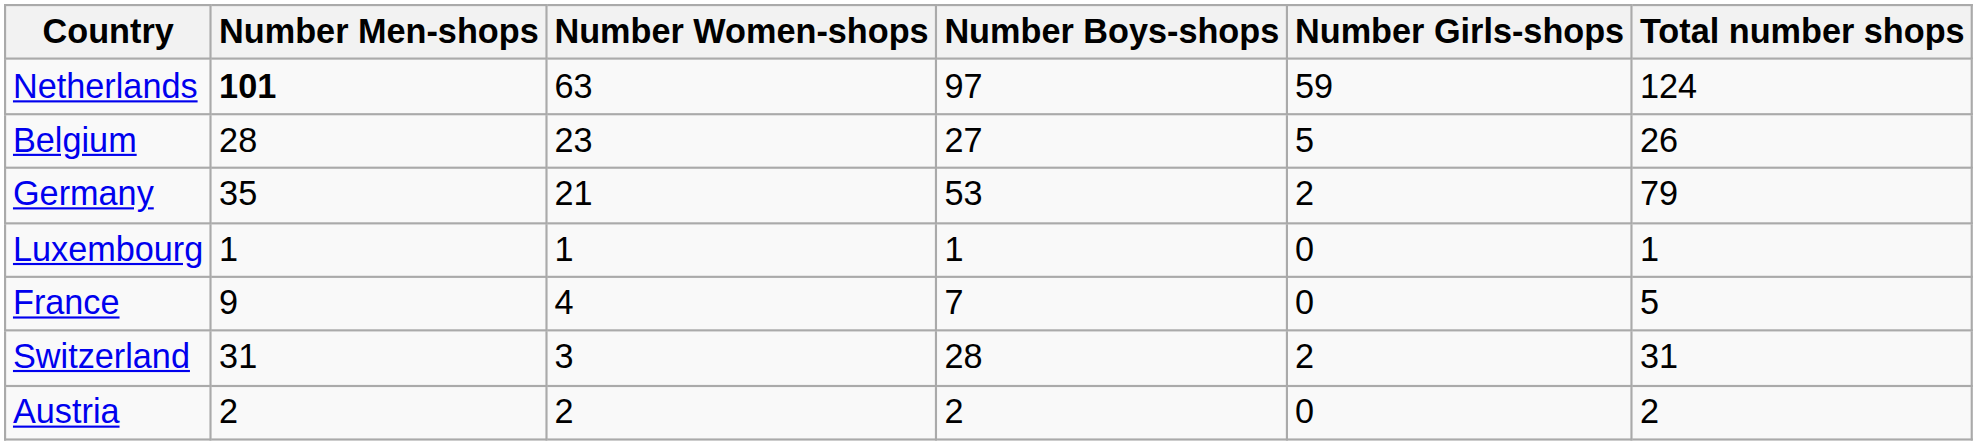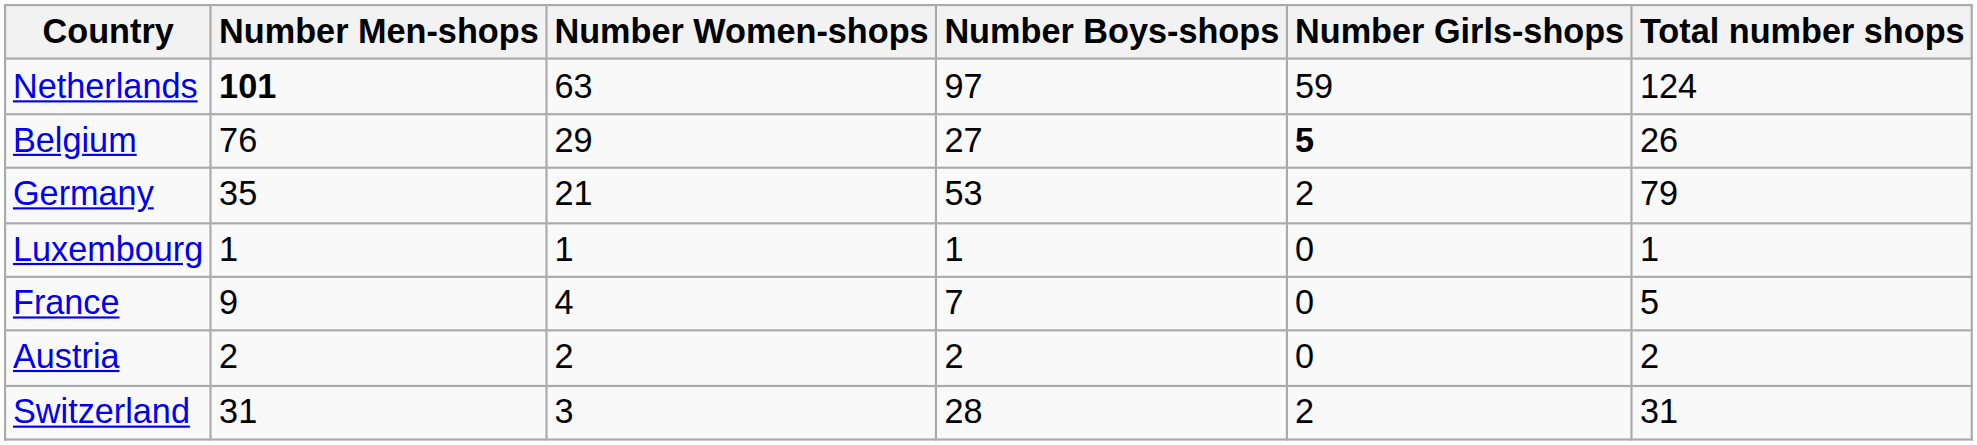(238, 140) 28 -> (238, 140) 76
(574, 140) 23 -> (574, 140) 29
(1305, 140) normal -> (1305, 140) bold
rows swapped: (101, 357) <-> (66, 411)
